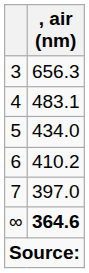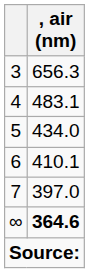(56, 161) 410.2 -> (56, 161) 410.1
